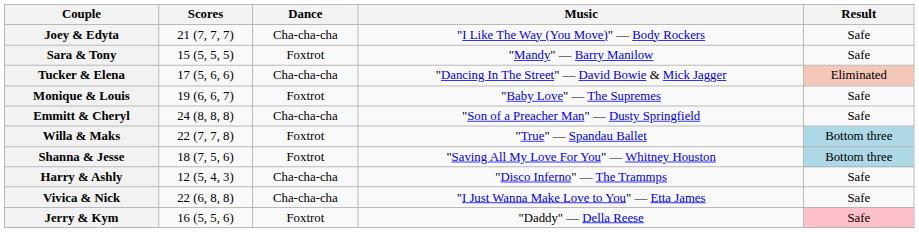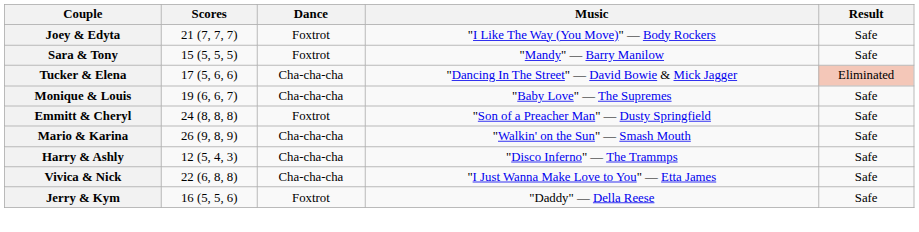(305, 34) Cha-cha-cha -> (311, 34) Foxtrot
(305, 95) Foxtrot -> (311, 95) Cha-cha-cha
(305, 116) Cha-cha-cha -> (311, 116) Foxtrot
- row: (81, 136)
+ row: (83, 136)
- row: (81, 156)
(859, 217) pink background -> (866, 197) no background
